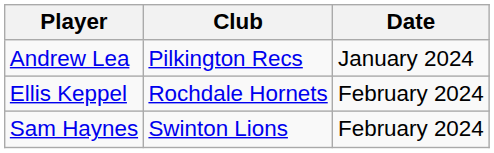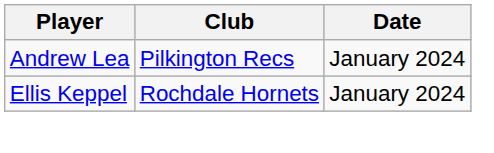(411, 93) February 2024 -> (397, 93) January 2024
- row: (74, 128)
